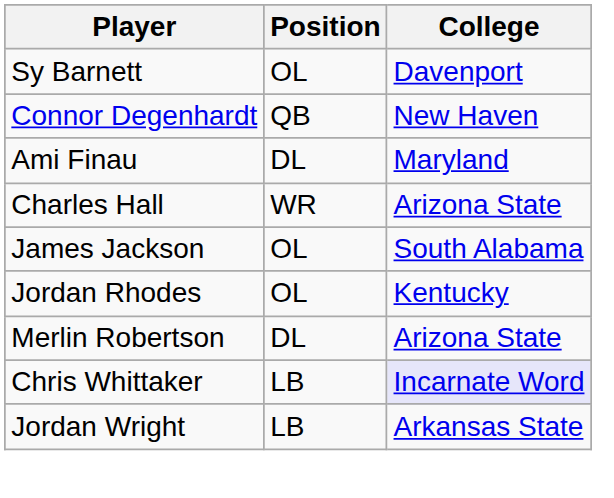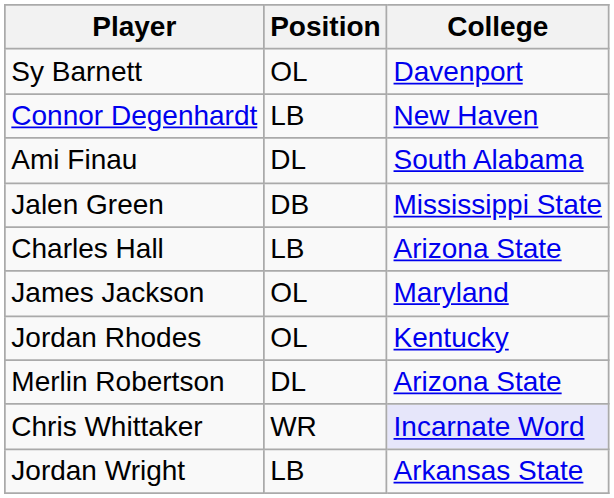(290, 115) QB -> (287, 115) LB
(451, 159) Maryland -> (489, 159) South Alabama
+ row: (88, 204)
(294, 204) WR -> (287, 248) LB
(489, 248) South Alabama -> (451, 293) Maryland
(287, 381) LB -> (294, 426) WR
